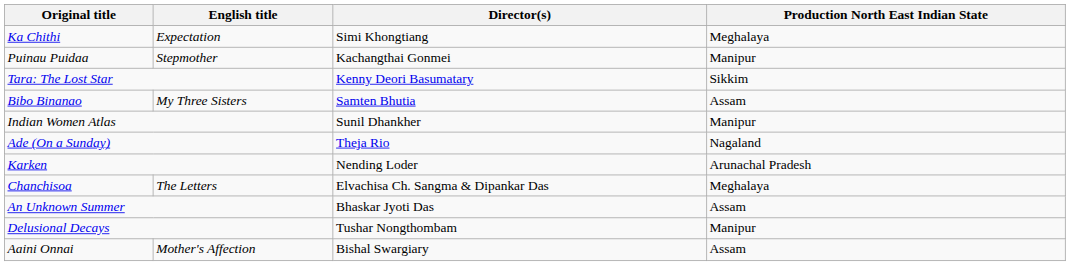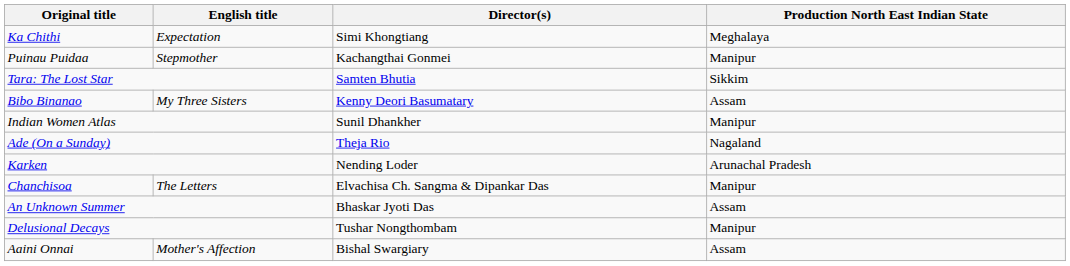(405, 79) Kenny Deori Basumatary -> (376, 79) Samten Bhutia
(376, 100) Samten Bhutia -> (405, 100) Kenny Deori Basumatary
(739, 185) Meghalaya -> (733, 185) Manipur
